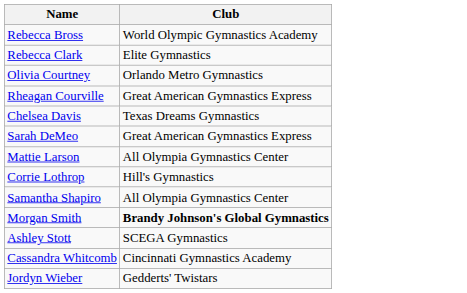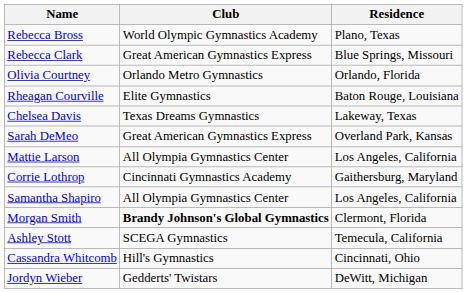+ column: (397, 14)
(167, 55) Elite Gymnastics -> (217, 55) Great American Gymnastics Express
(217, 95) Great American Gymnastics Express -> (167, 95) Elite Gymnastics
(168, 177) Hill's Gymnastics -> (207, 177) Cincinnati Gymnastics Academy
(207, 258) Cincinnati Gymnastics Academy -> (168, 258) Hill's Gymnastics
